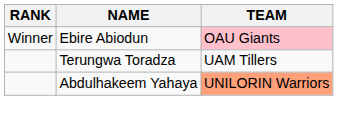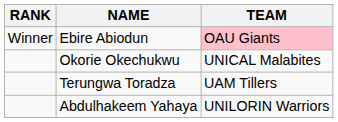+ row: (120, 60)
(267, 83) lightsalmon background -> (267, 106) no background
